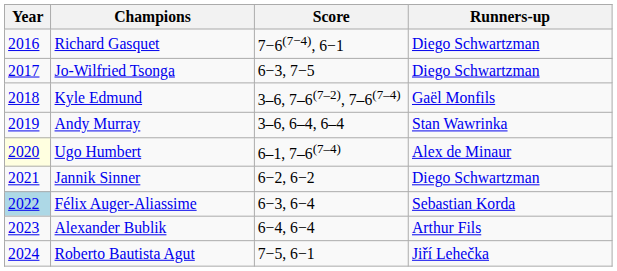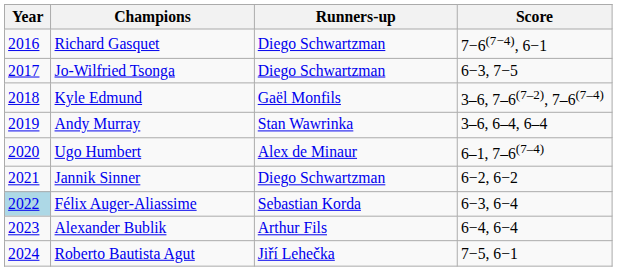columns swapped: (510, 16) <-> (331, 16)
(24, 151) lightyellow background -> (24, 151) no background
